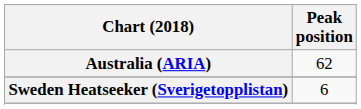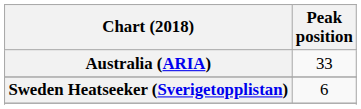(324, 63) 62 -> (324, 63) 33
